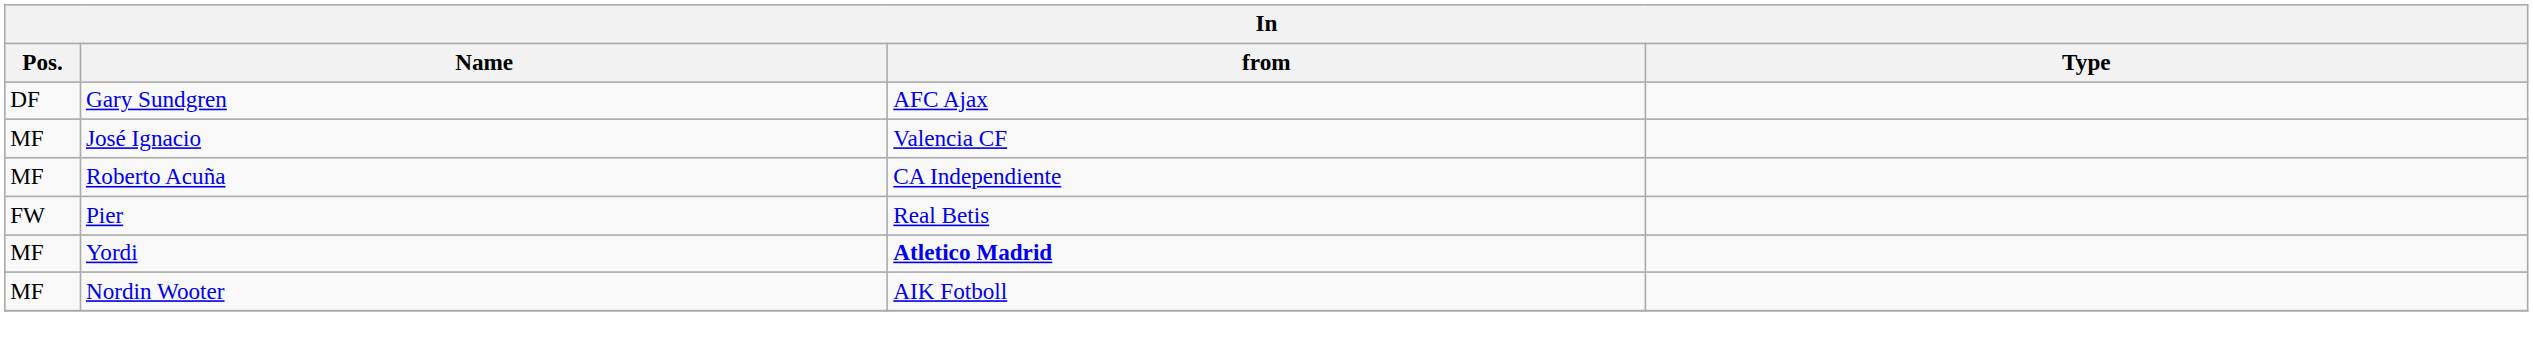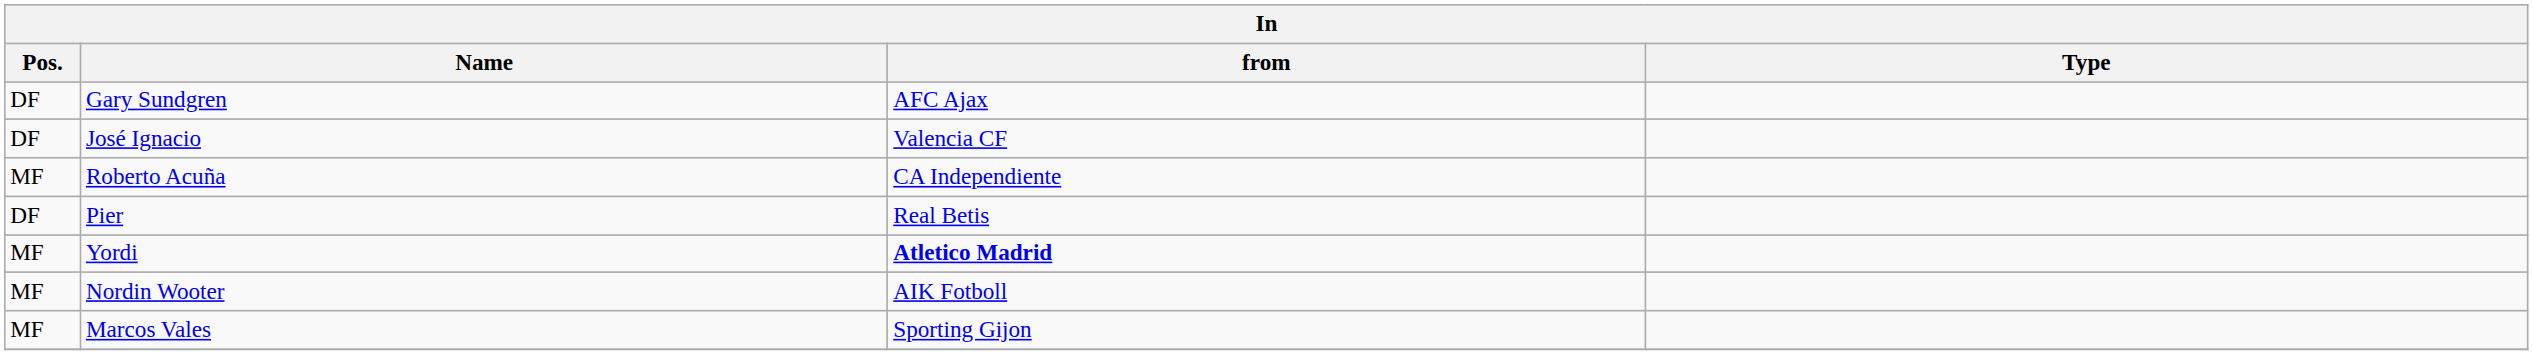(27, 138) MF -> (25, 138) DF
(28, 215) FW -> (25, 215) DF
+ row: (148, 329)
